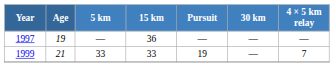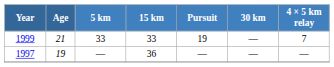rows swapped: (25, 39) <-> (25, 54)
